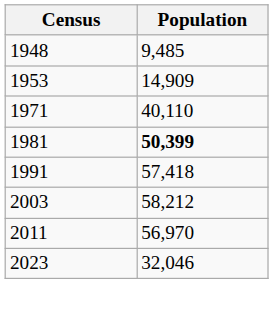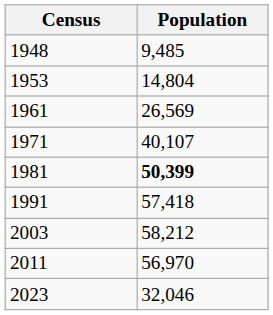(168, 80) 14,909 -> (168, 80) 14,804
+ row: (29, 111)
(167, 111) 40,110 -> (168, 141) 40,107
